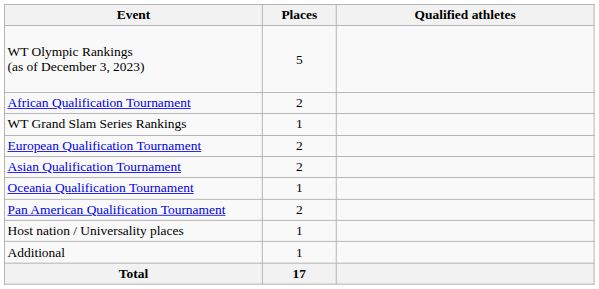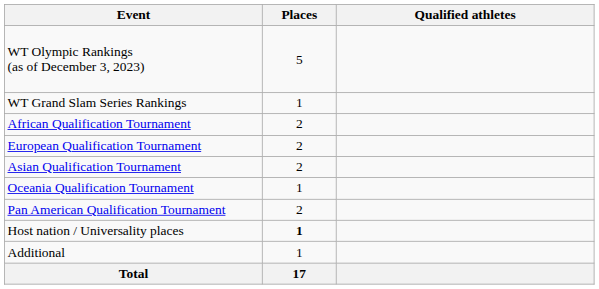rows swapped: (97, 124) <-> (99, 103)
(299, 231) normal -> (299, 231) bold
